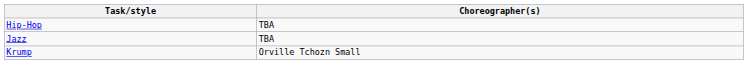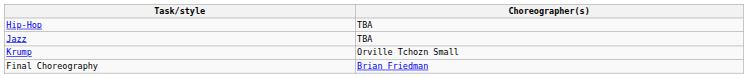+ row: (52, 66)
